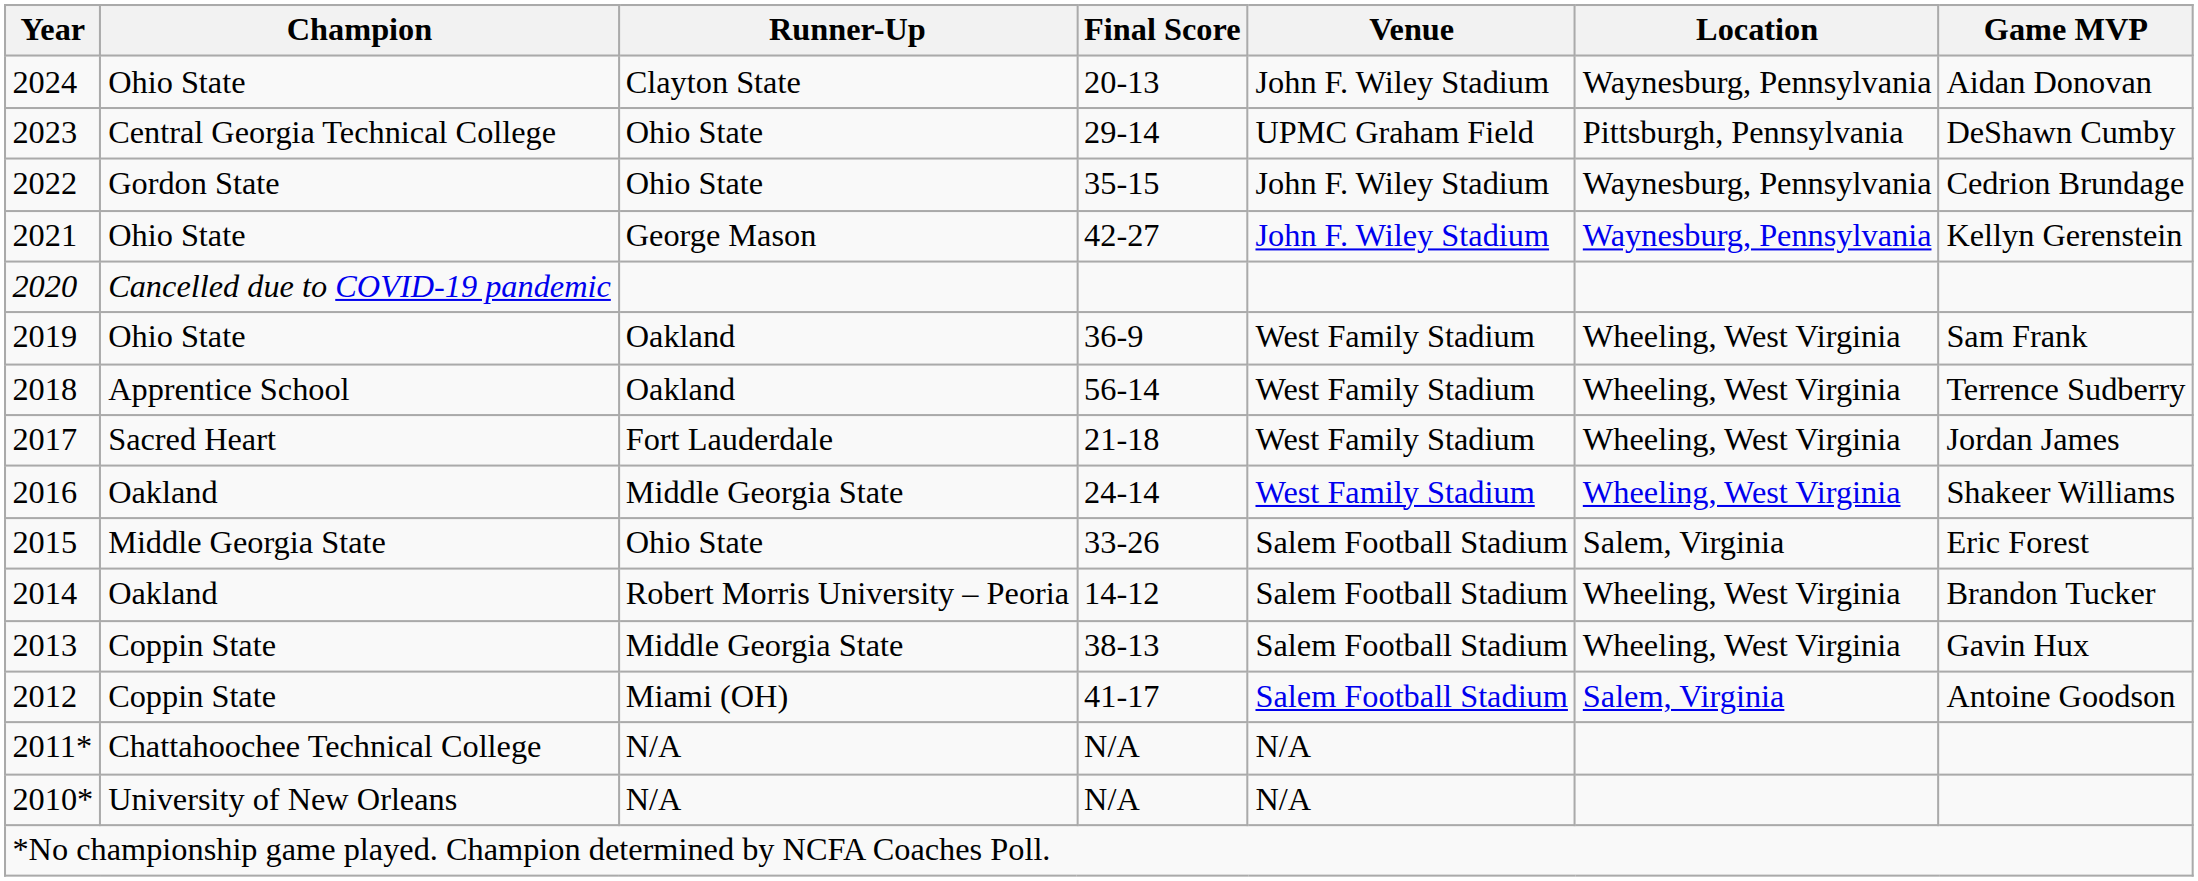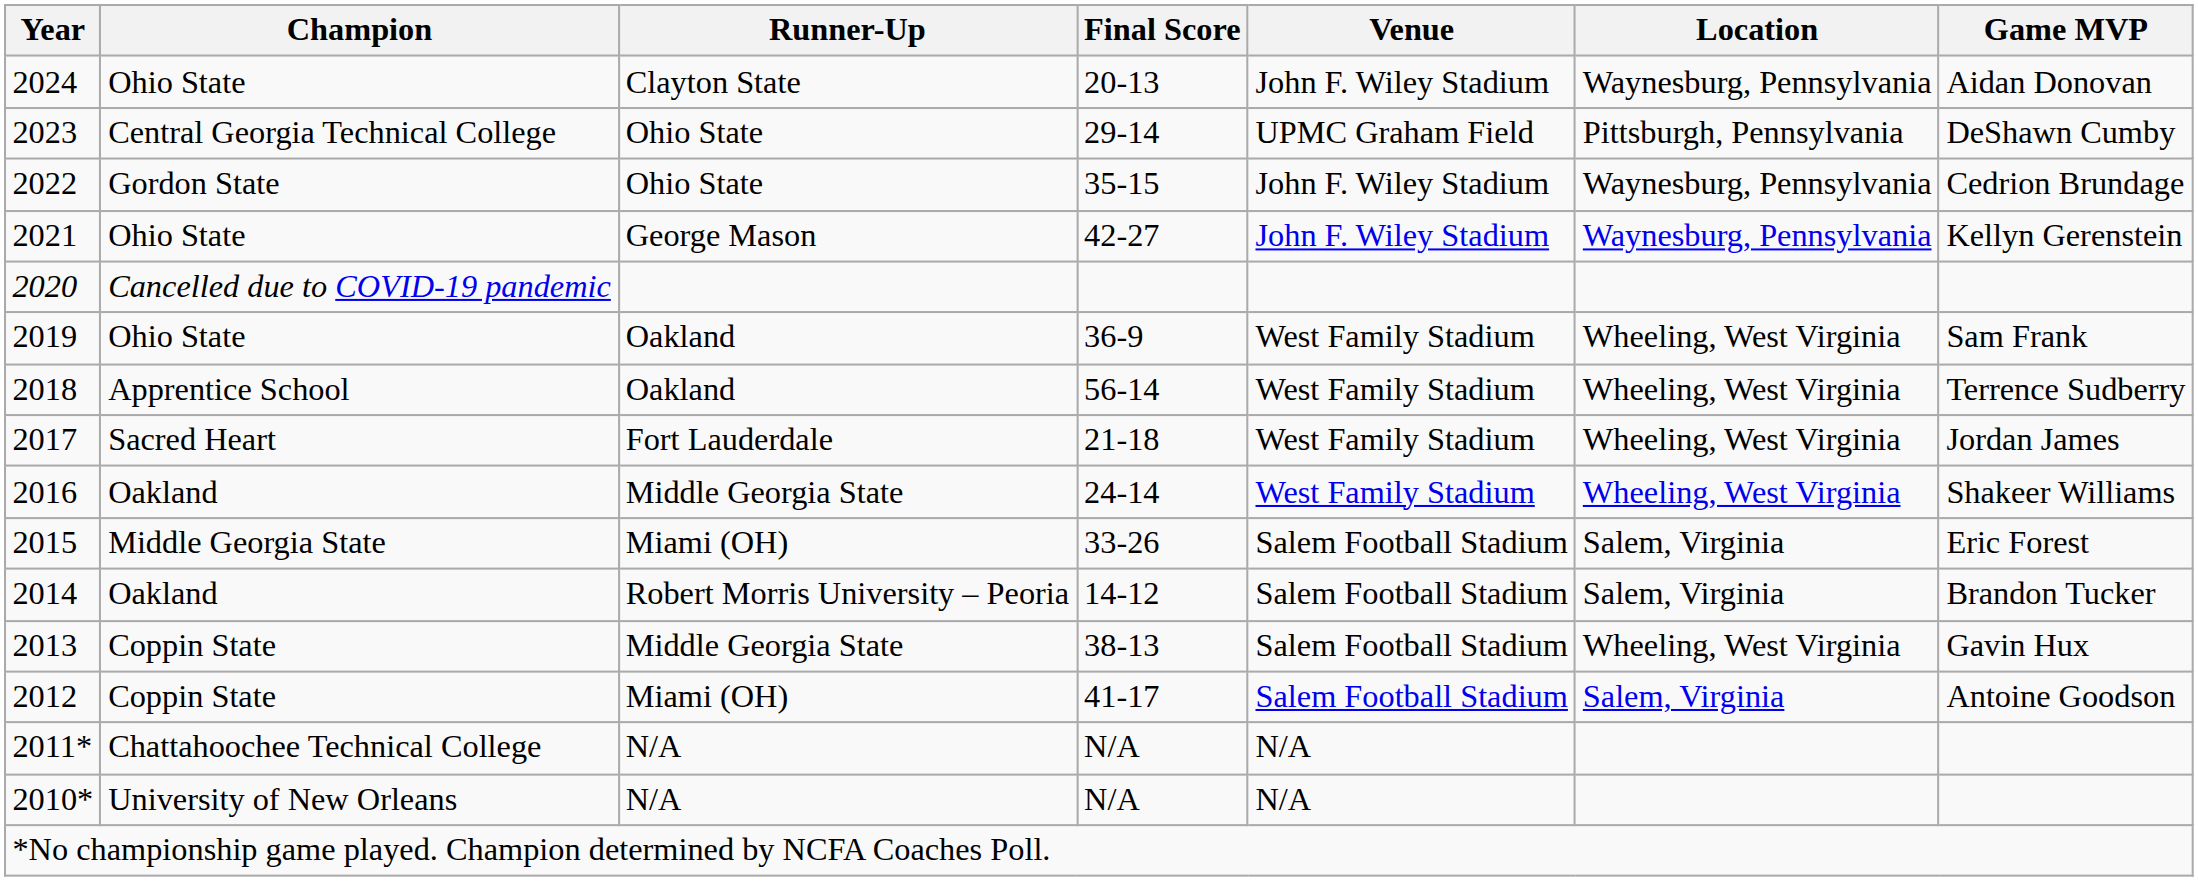(694, 542) Ohio State -> (707, 542) Miami (OH)
(1742, 593) Wheeling, West Virginia -> (1684, 593) Salem, Virginia
